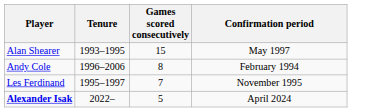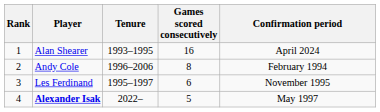+ column: (18, 23)
(161, 51) 15 -> (189, 51) 16
(269, 51) May 1997 -> (297, 51) April 2024
(161, 83) 7 -> (189, 83) 6
(269, 99) April 2024 -> (297, 99) May 1997
